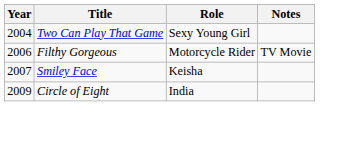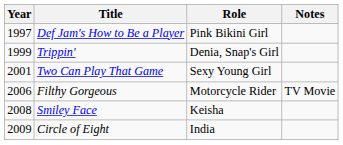+ row: (111, 33)
+ row: (56, 52)
(19, 33) 2004 -> (19, 71) 2001
(19, 71) 2007 -> (19, 110) 2008
